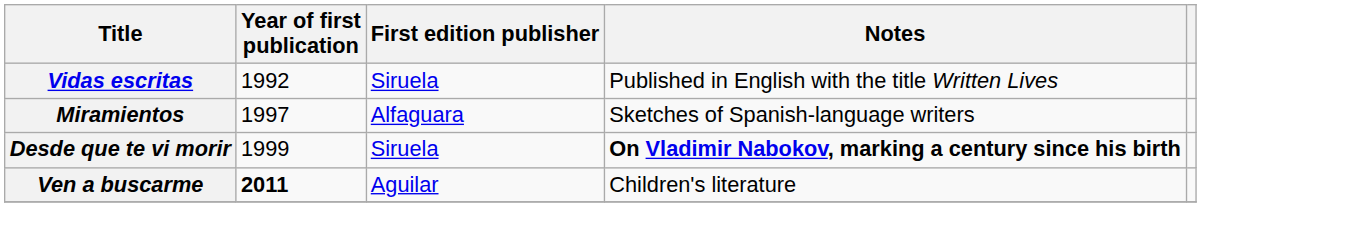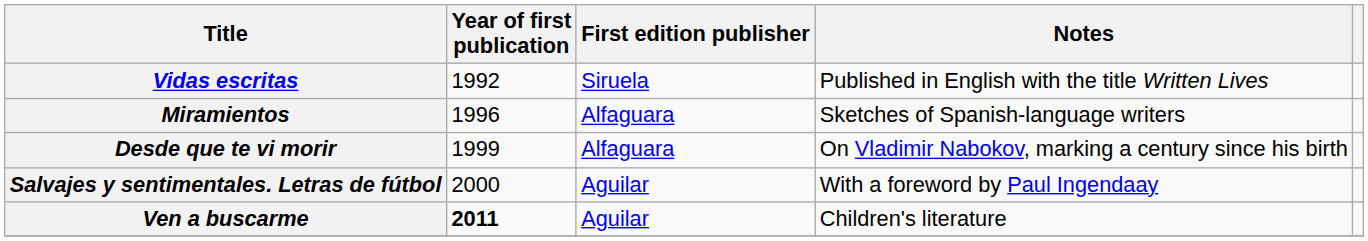(265, 115) 1997 -> (476, 115) 1996
(405, 149) Siruela -> (628, 149) Alfaguara
(895, 149) bold -> (1084, 149) normal
+ row: (226, 184)
